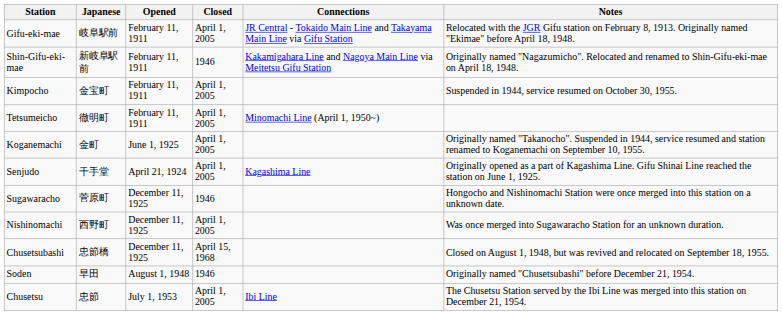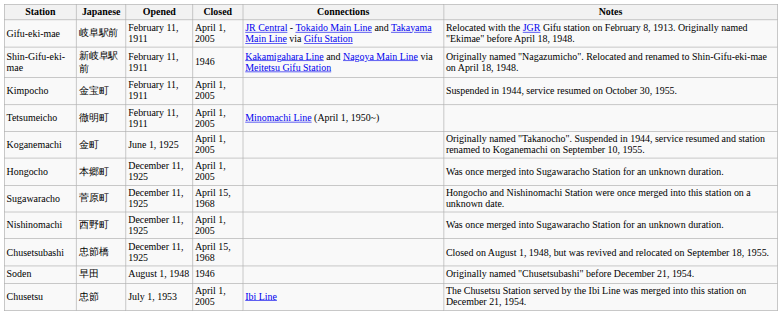- row: (23, 171)
+ row: (27, 171)
(205, 198) 1946 -> (213, 198) April 15, 1968
